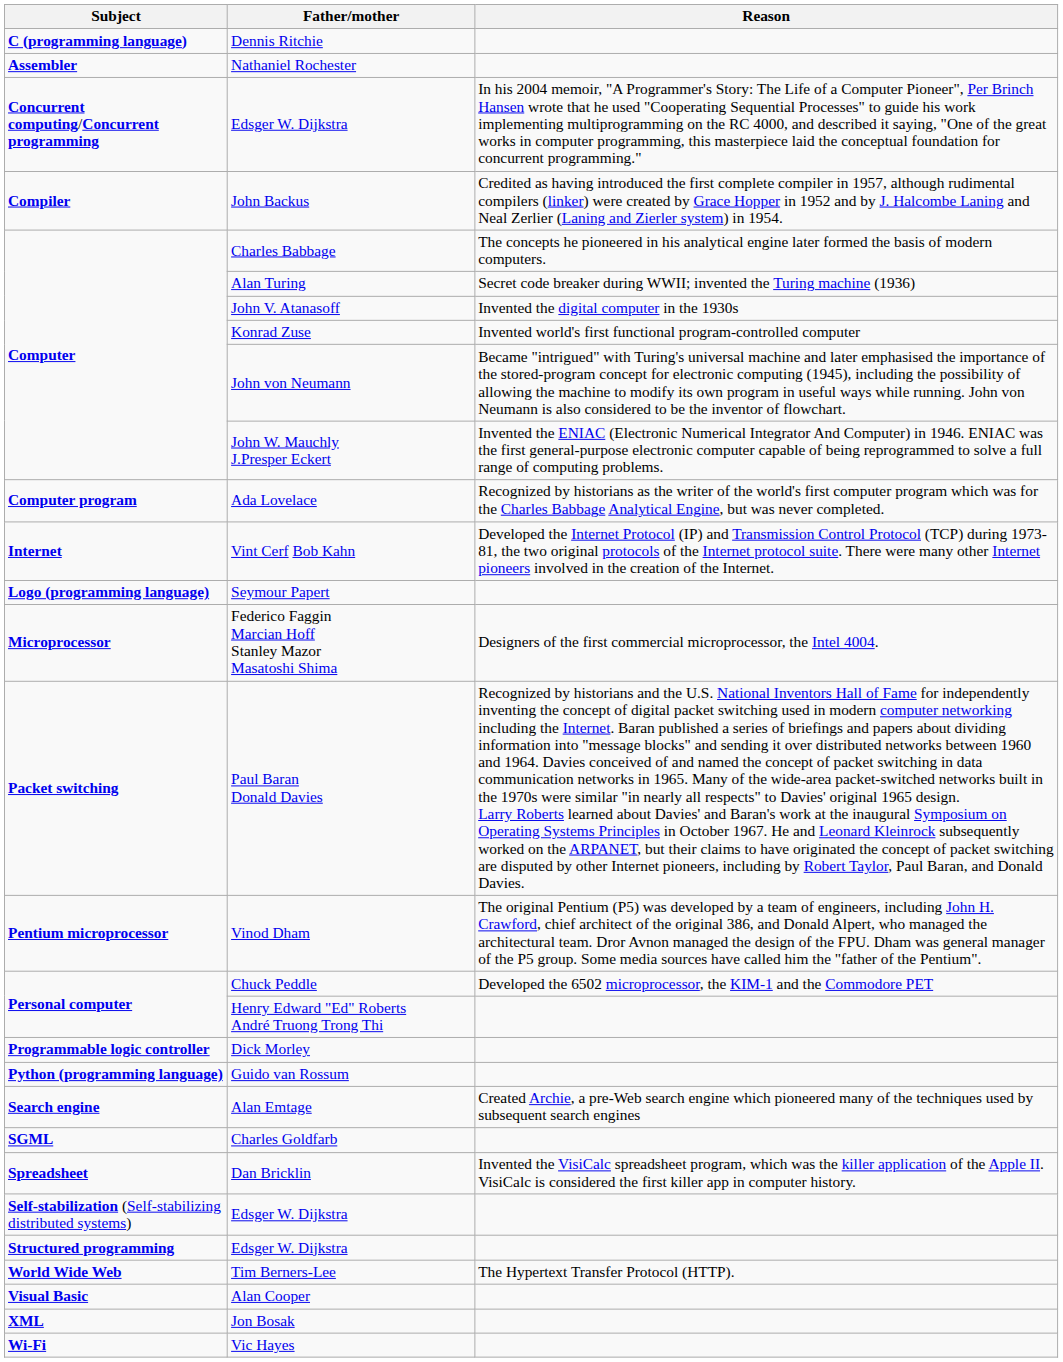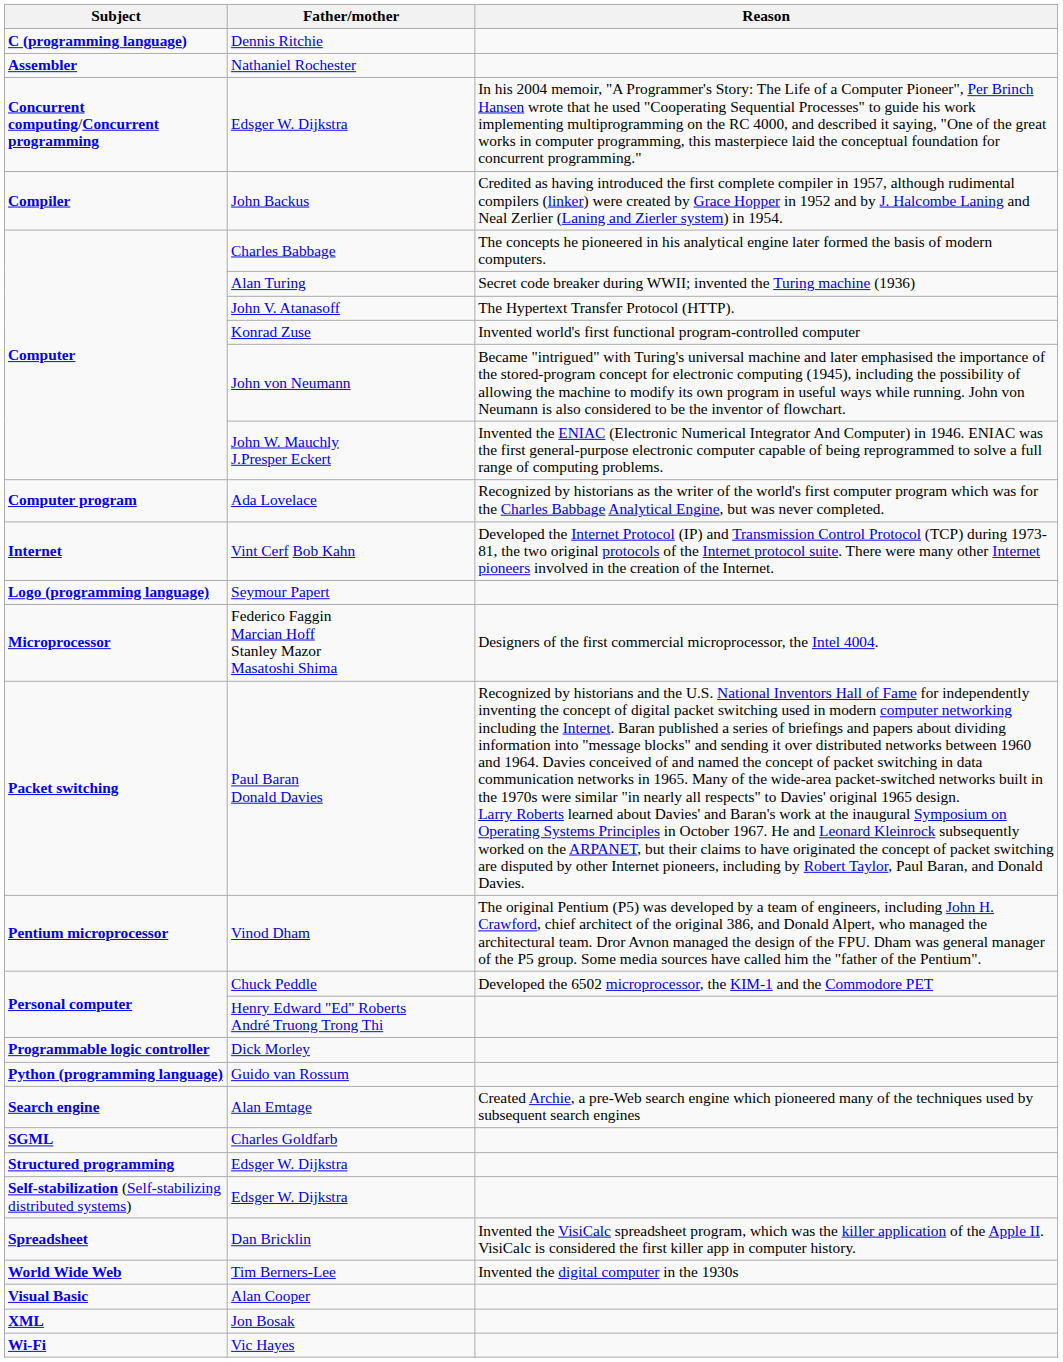(608, 308) Invented the digital computer in the 1930s -> (606, 308) The Hypertext Transfer Protocol (HTTP).
rows swapped: (48, 1173) <-> (91, 1247)
(606, 1272) The Hypertext Transfer Protocol (HTTP). -> (608, 1272) Invented the digital computer in the 1930s
